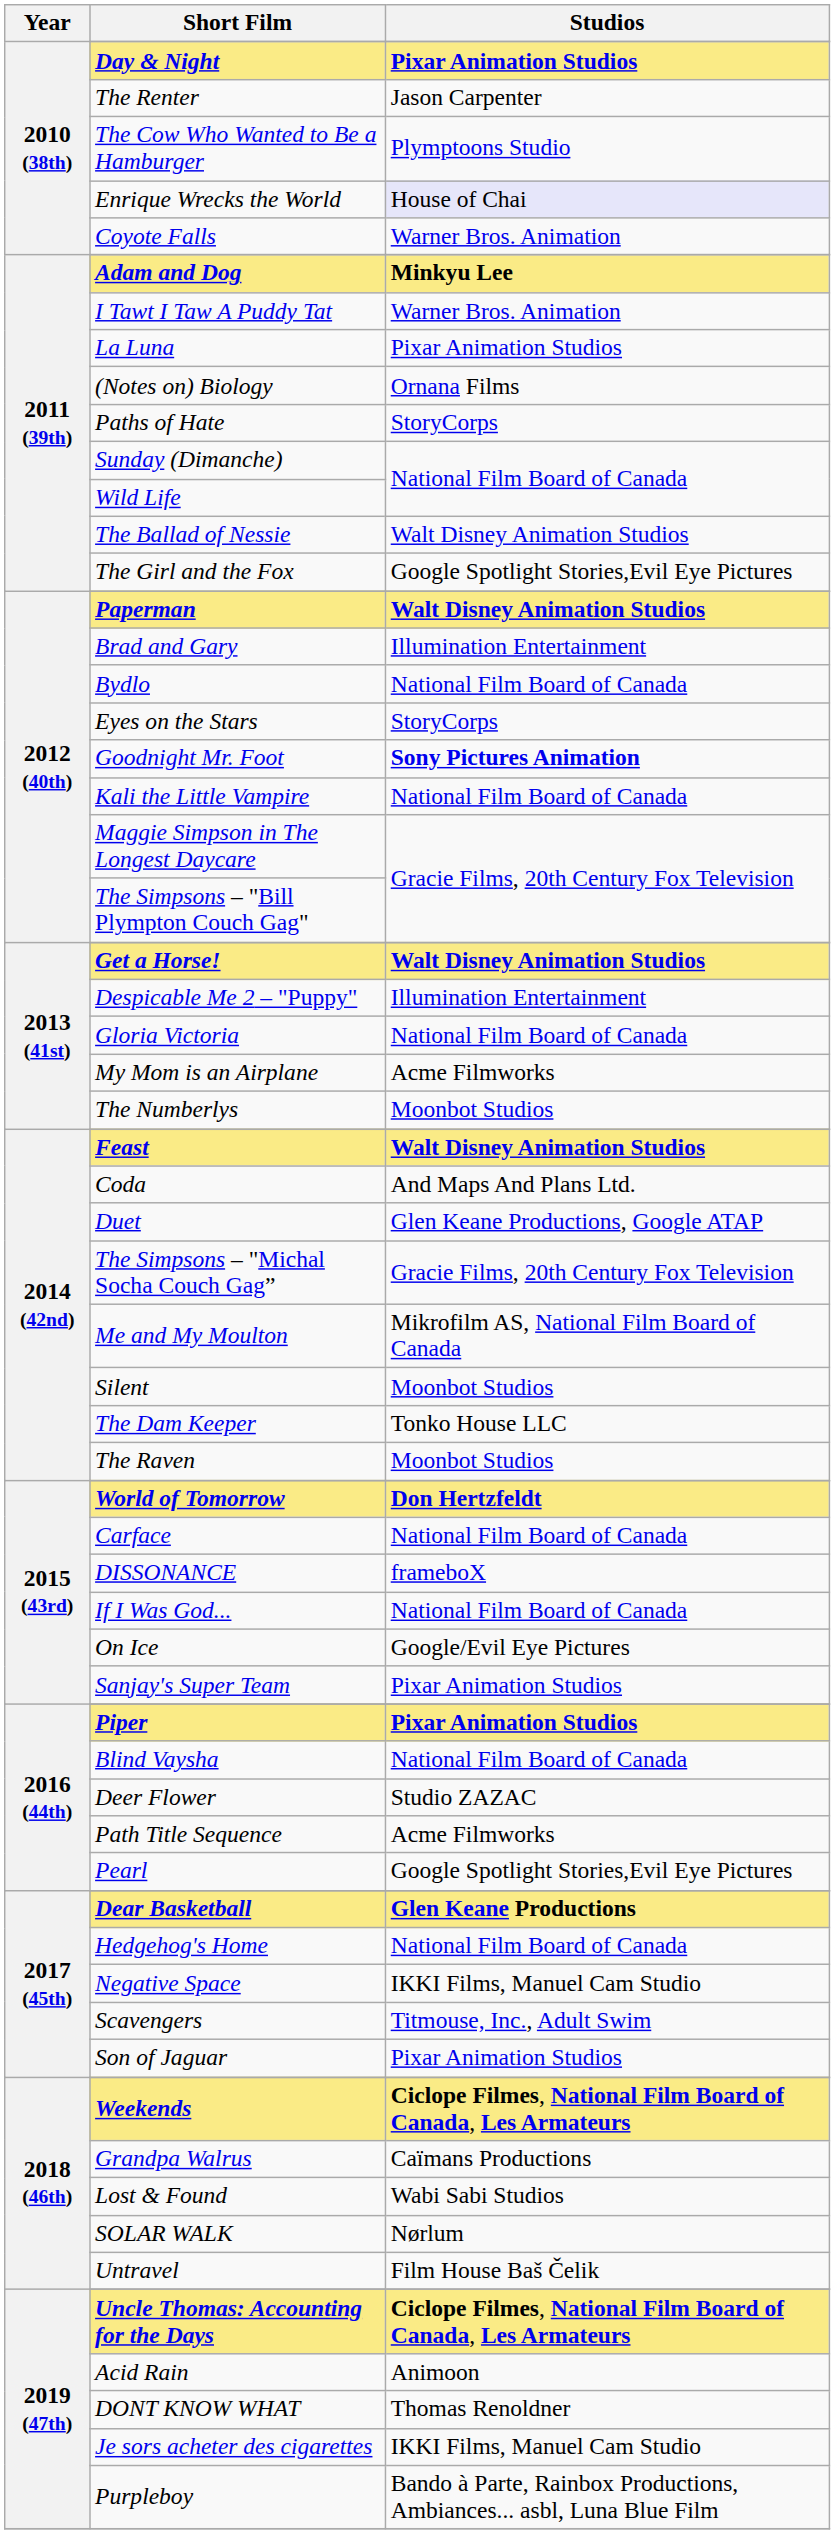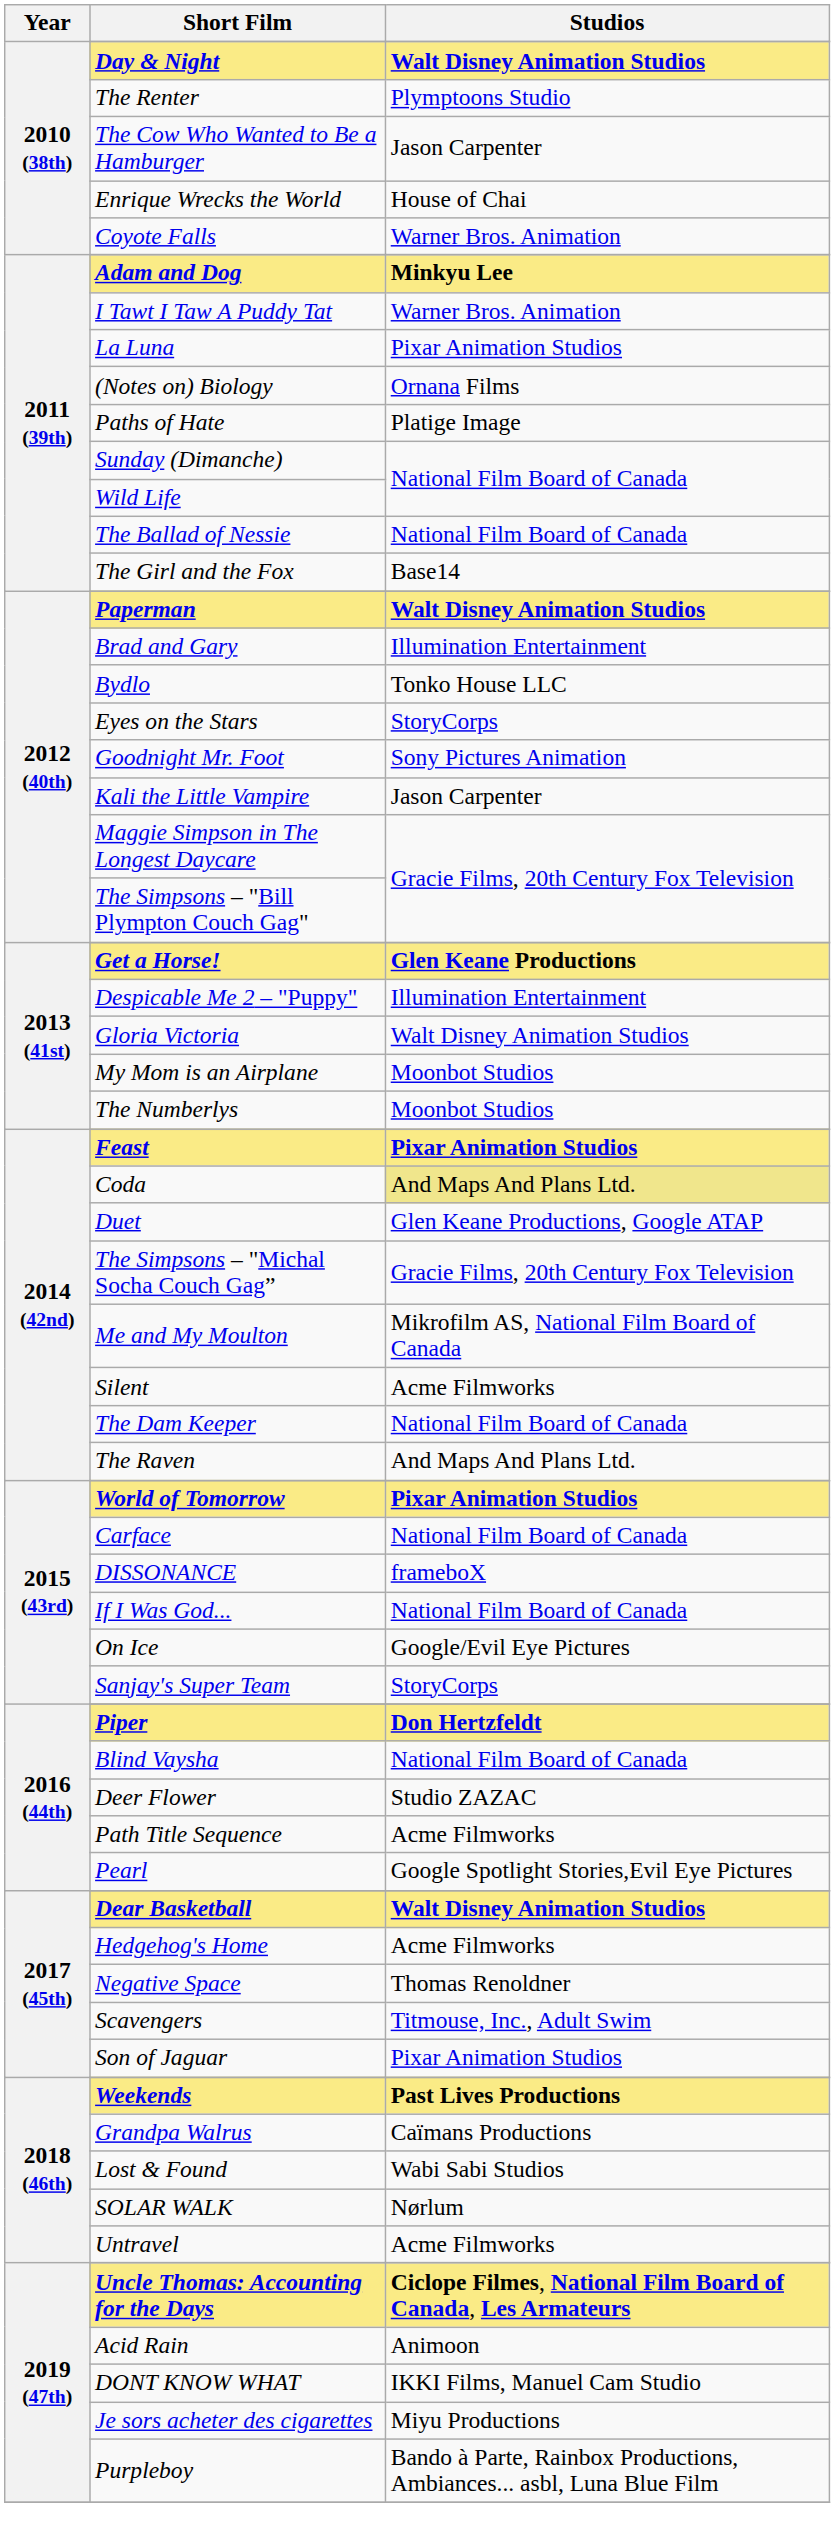(514, 60) Pixar Animation Studios -> (548, 60) Walt Disney Animation Studios
(466, 97) Jason Carpenter -> (481, 97) Plymptoons Studio
(481, 148) Plymptoons Studio -> (466, 148) Jason Carpenter
(459, 198) lavender background -> (459, 198) no background
(444, 422) StoryCorps -> (456, 422) Platige Image
(540, 534) Walt Disney Animation Studios -> (539, 534) National Film Board of Canada
(592, 571) Google Spotlight Stories,Evil Eye Pictures -> (425, 571) Base14
(539, 683) National Film Board of Canada -> (479, 683) Tonko House LLC
(515, 758) bold -> (508, 758) normal
(539, 795) National Film Board of Canada -> (466, 795) Jason Carpenter
(548, 960) Walt Disney Animation Studios -> (513, 960) Glen Keane Productions
(539, 1035) National Film Board of Canada -> (540, 1035) Walt Disney Animation Studios
(473, 1072) Acme Filmworks -> (472, 1072) Moonbot Studios
(548, 1146) Walt Disney Animation Studios -> (514, 1146) Pixar Animation Studios
(513, 1184) no background -> (513, 1184) khaki background
(472, 1386) Moonbot Studios -> (473, 1386) Acme Filmworks
(479, 1423) Tonko House LLC -> (539, 1423) National Film Board of Canada
(472, 1460) Moonbot Studios -> (513, 1460) And Maps And Plans Ltd.
(466, 1498) Don Hertzfeldt -> (514, 1498) Pixar Animation Studios
(506, 1684) Pixar Animation Studios -> (444, 1684) StoryCorps
(514, 1722) Pixar Animation Studios -> (466, 1722) Don Hertzfeldt
(513, 1908) Glen Keane Productions -> (548, 1908) Walt Disney Animation Studios
(539, 1945) National Film Board of Canada -> (473, 1945) Acme Filmworks
(546, 1983) IKKI Films, Manuel Cam Studio -> (481, 1983) Thomas Renoldner
(587, 2108) Ciclope Filmes, National Film Board of Canada, Les Armateurs -> (505, 2095) Past Lives Productions
(495, 2270) Film House Baš Čelik -> (473, 2244) Acme Filmworks
(481, 2409) Thomas Renoldner -> (546, 2382) IKKI Films, Manuel Cam Studio
(546, 2446) IKKI Films, Manuel Cam Studio -> (475, 2419) Miyu Productions
